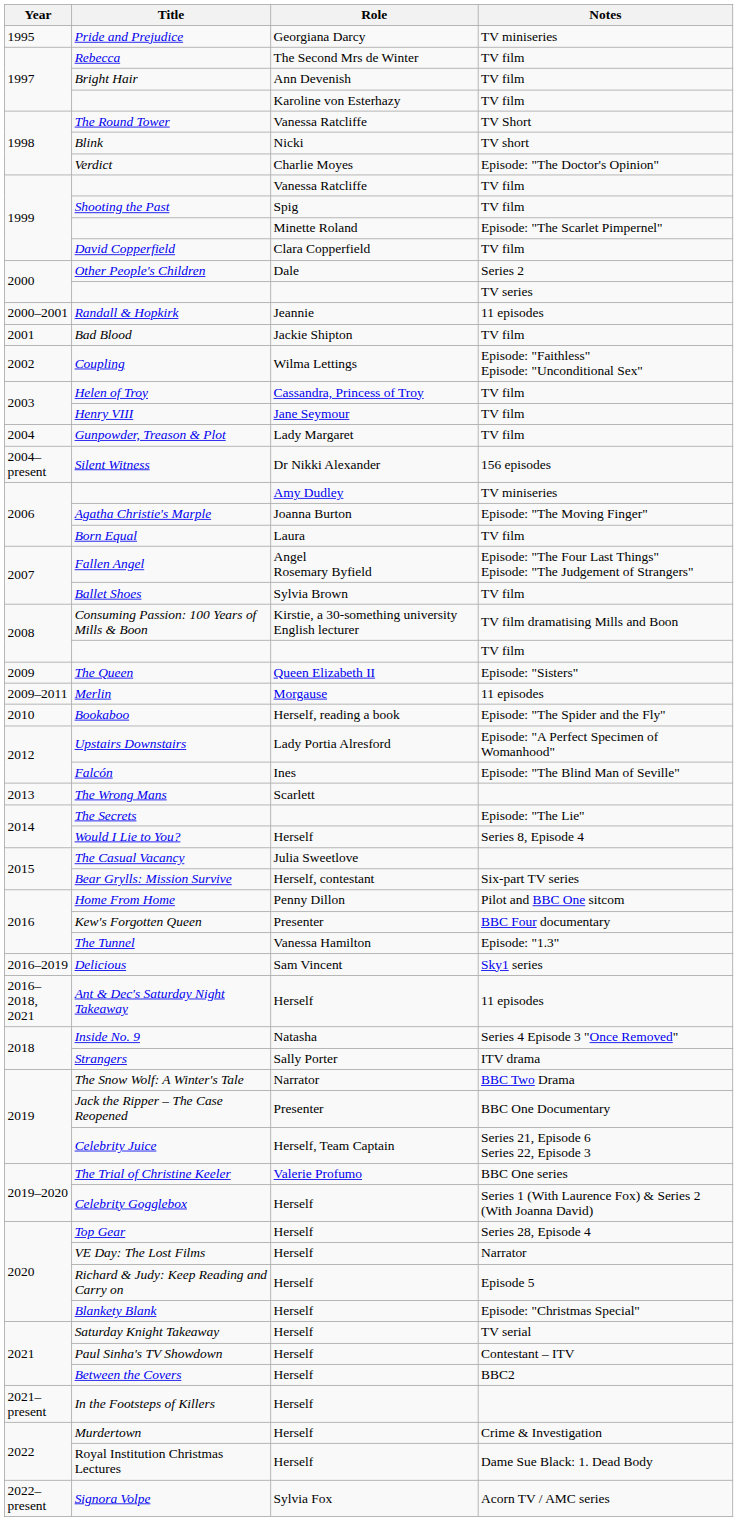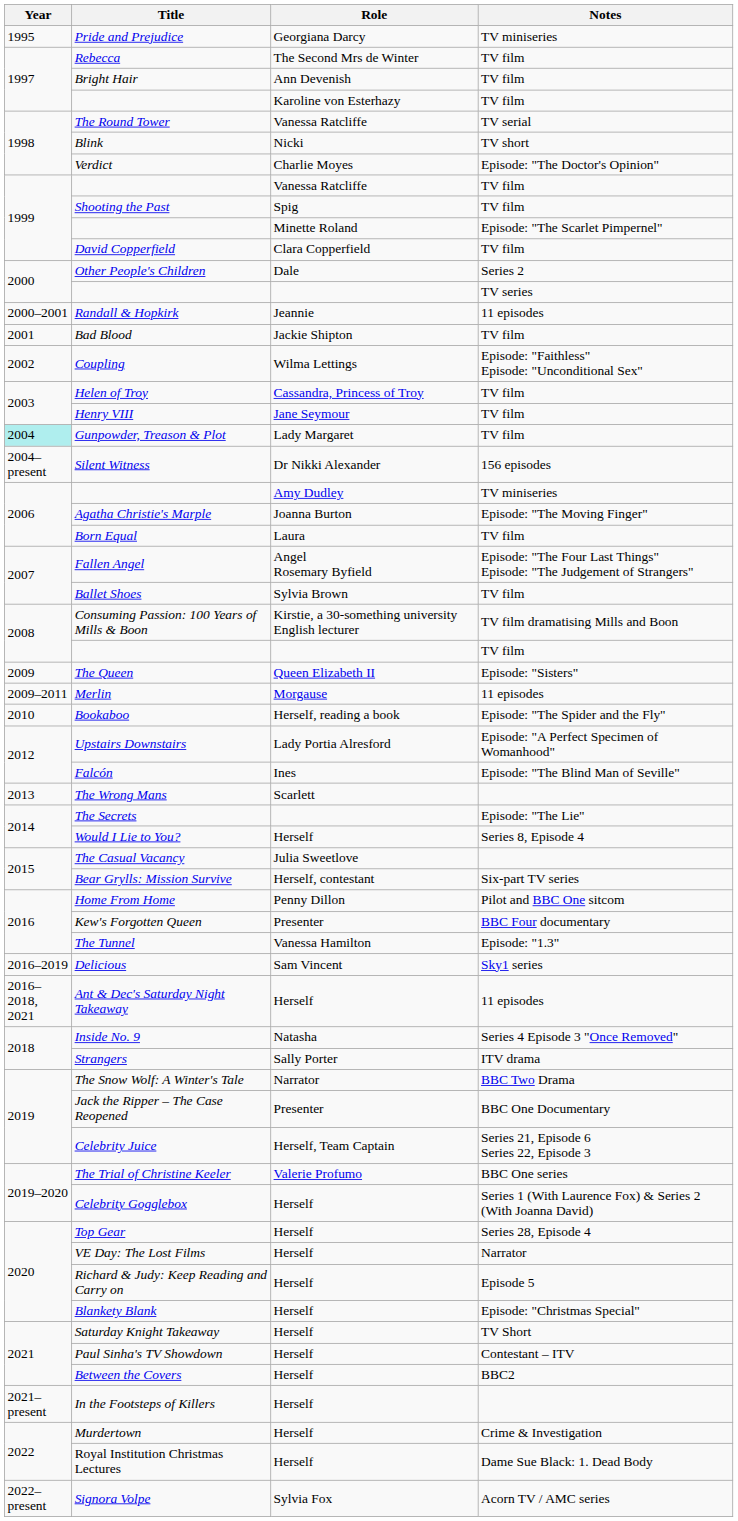(506, 121) TV Short -> (506, 121) TV serial
(21, 435) no background -> (21, 435) paleturquoise background
(506, 1332) TV serial -> (506, 1332) TV Short
